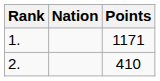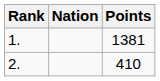(128, 40) 1171 -> (128, 40) 1381
